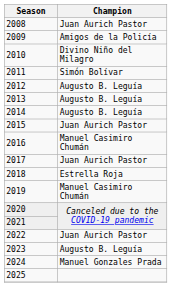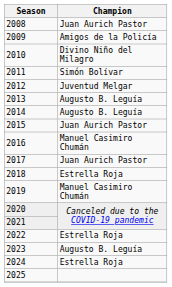(101, 86) Augusto B. Leguía -> (96, 86) Juventud Melgar
(103, 236) Juan Aurich Pastor -> (91, 236) Estrella Roja
(111, 262) Manuel Gonzales Prada -> (91, 262) Estrella Roja
